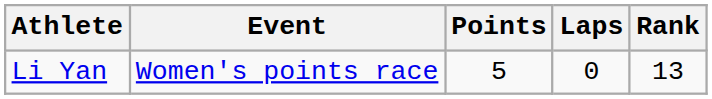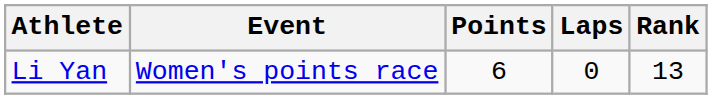(499, 72) 5 -> (499, 72) 6
